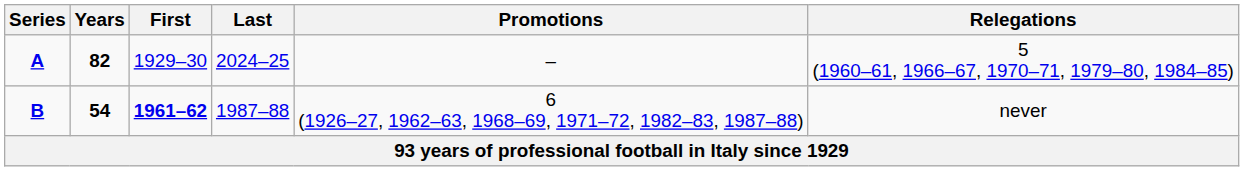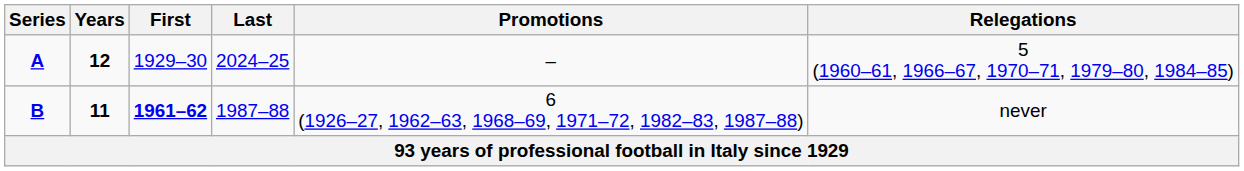(100, 60) 82 -> (100, 60) 12
(100, 111) 54 -> (100, 111) 11
